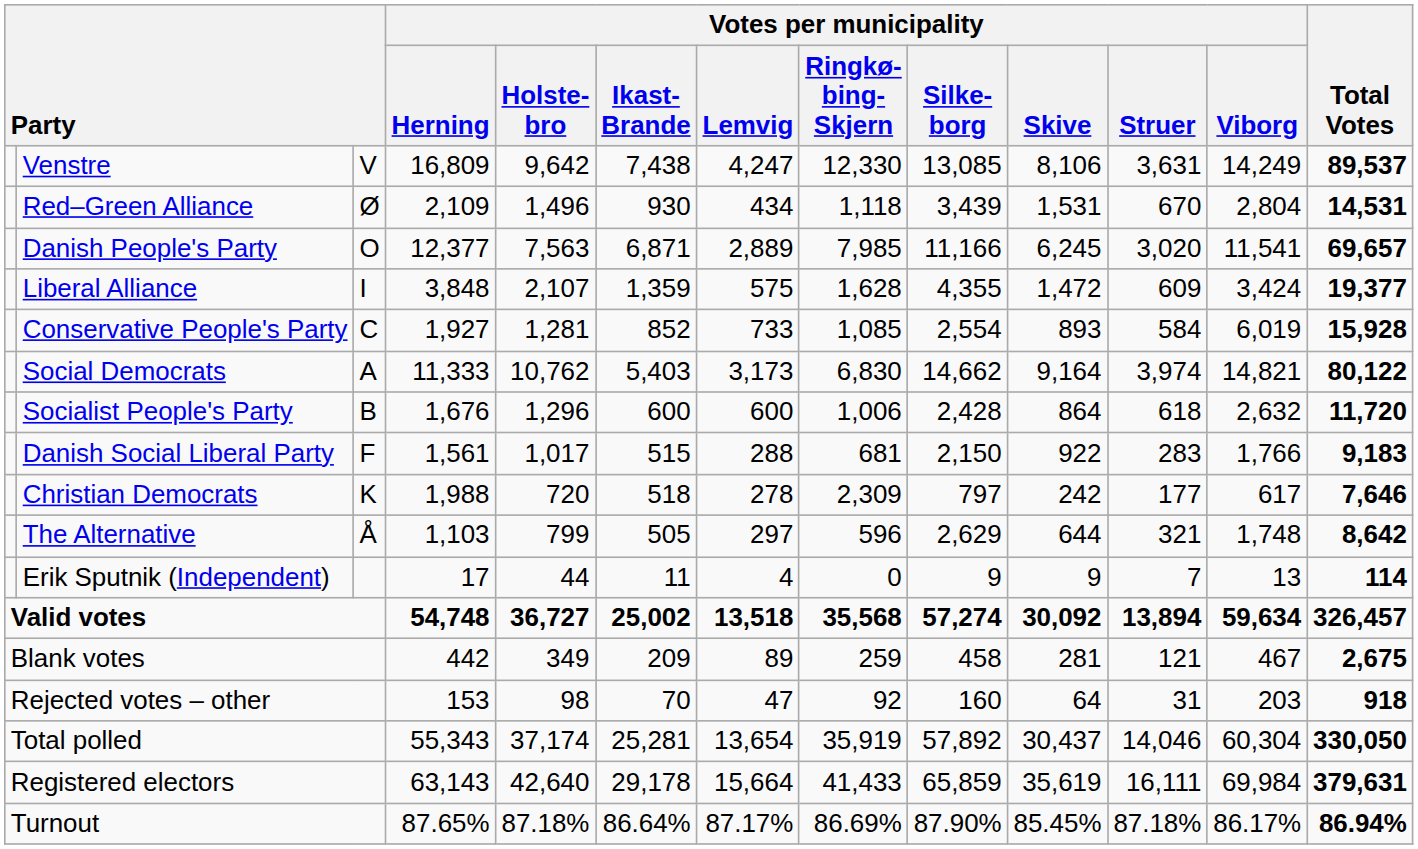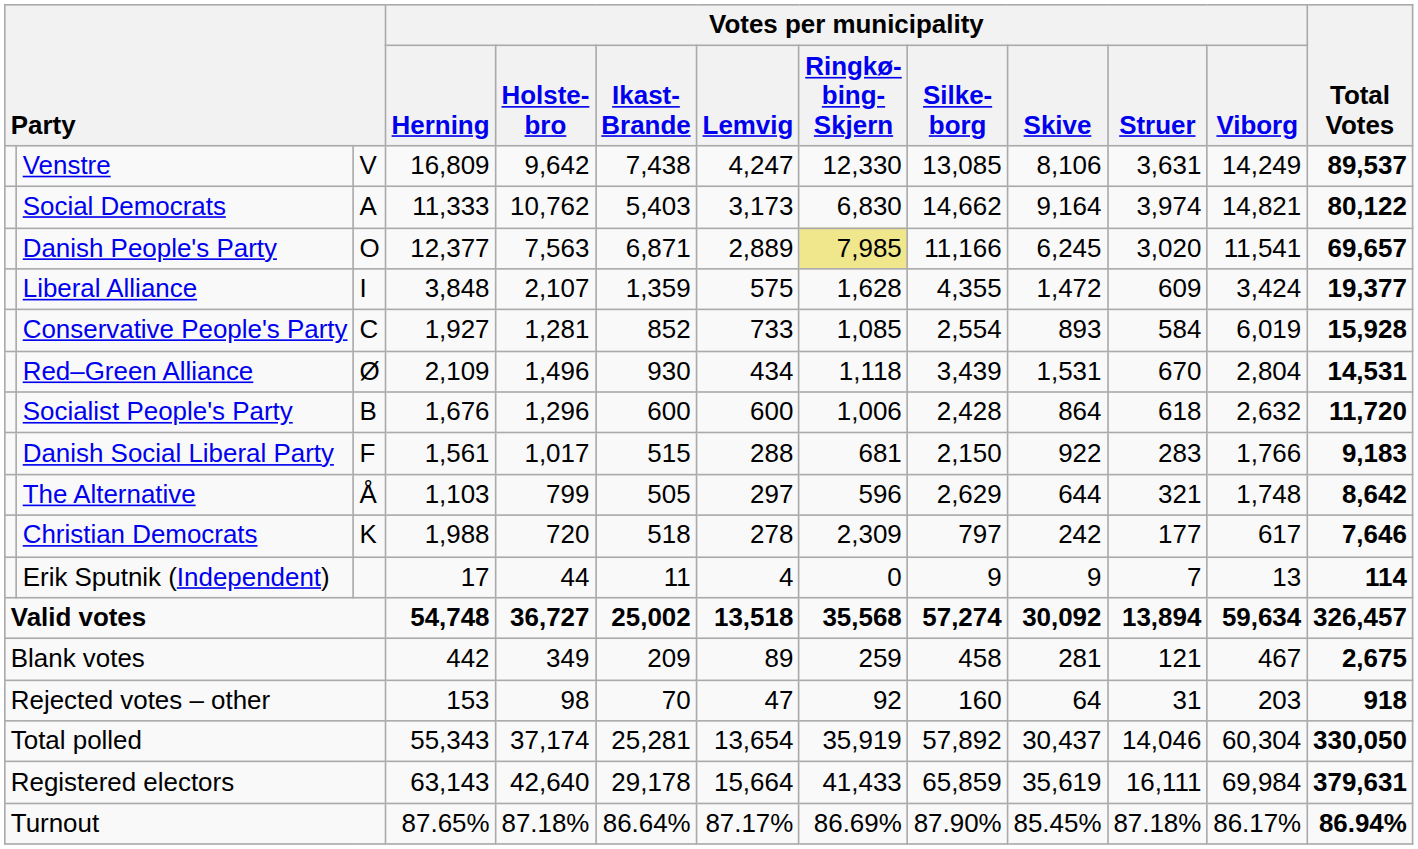rows swapped: (124, 371) <-> (138, 206)
(869, 247) no background -> (869, 247) khaki background
rows swapped: (109, 535) <-> (140, 494)
